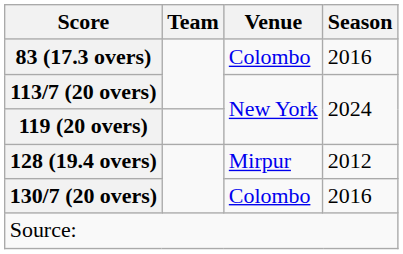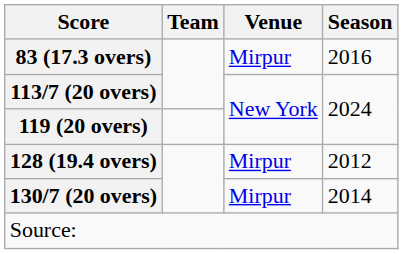(270, 56) Colombo -> (260, 56) Mirpur
(270, 195) Colombo -> (260, 195) Mirpur
(350, 195) 2016 -> (350, 195) 2014
